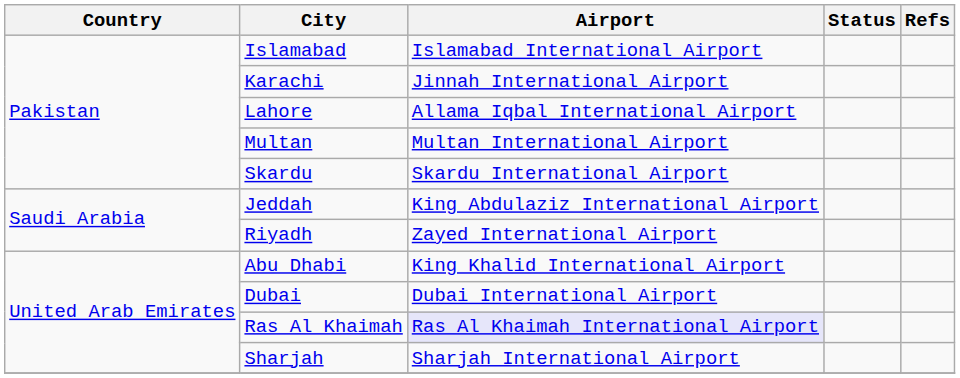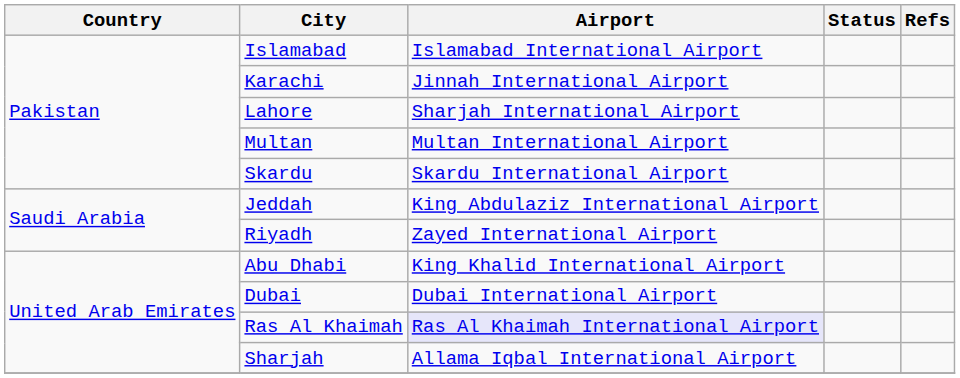(604, 112) Allama Iqbal International Airport -> (576, 112) Sharjah International Airport
(576, 358) Sharjah International Airport -> (604, 358) Allama Iqbal International Airport
